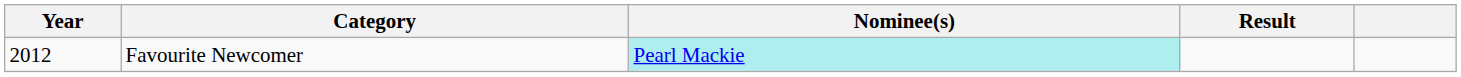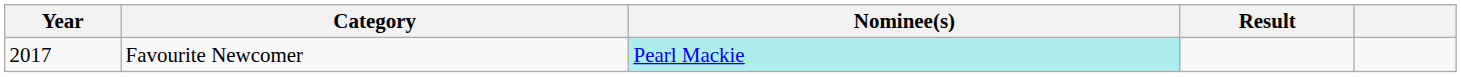(30, 54) 2012 -> (30, 54) 2017
